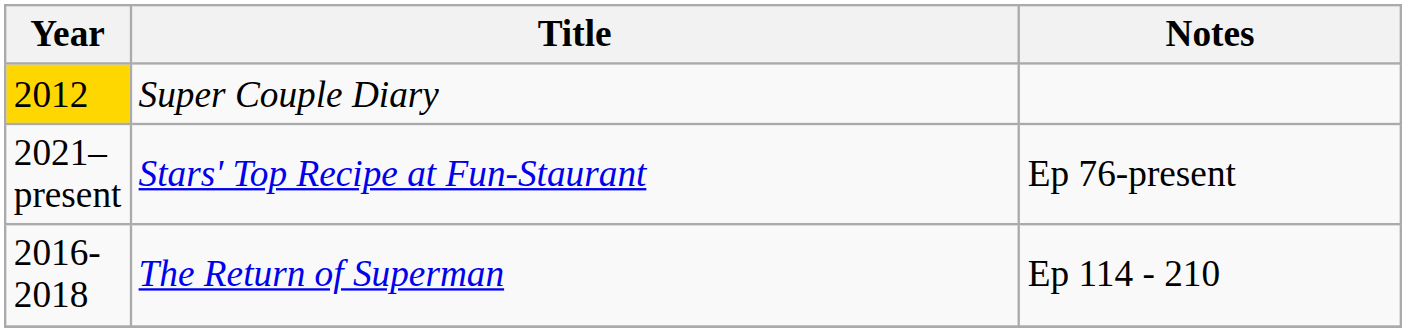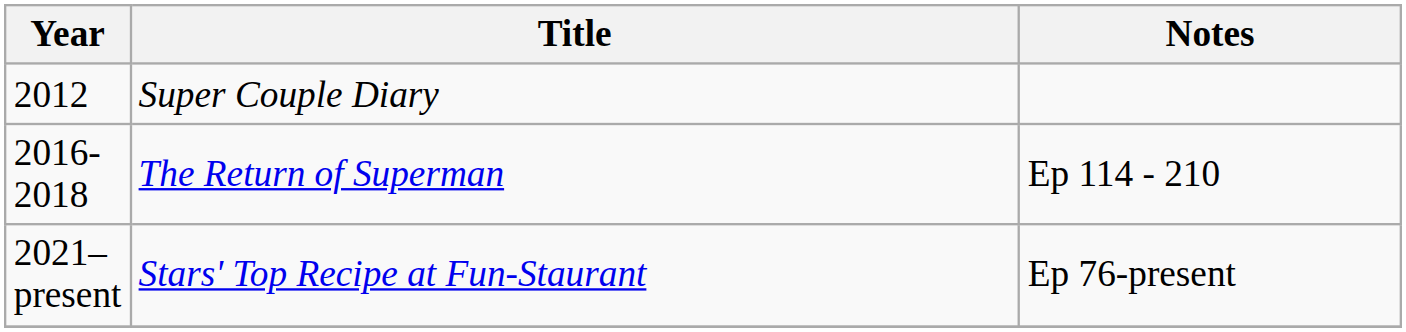(51, 93) gold background -> (51, 93) no background
rows swapped: (321, 274) <-> (392, 173)
